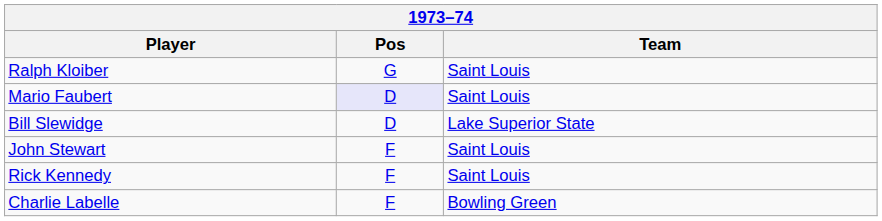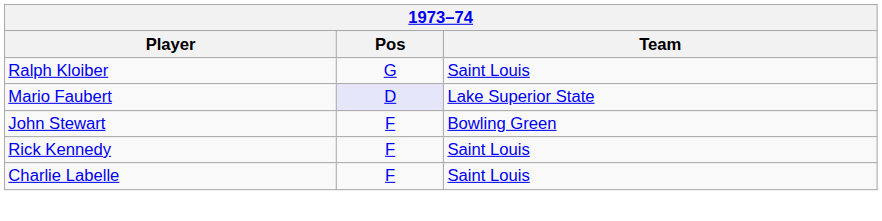(489, 96) Saint Louis -> (521, 96) Lake Superior State
- row: (56, 123)
(489, 149) Saint Louis -> (502, 123) Bowling Green
(502, 202) Bowling Green -> (489, 176) Saint Louis
